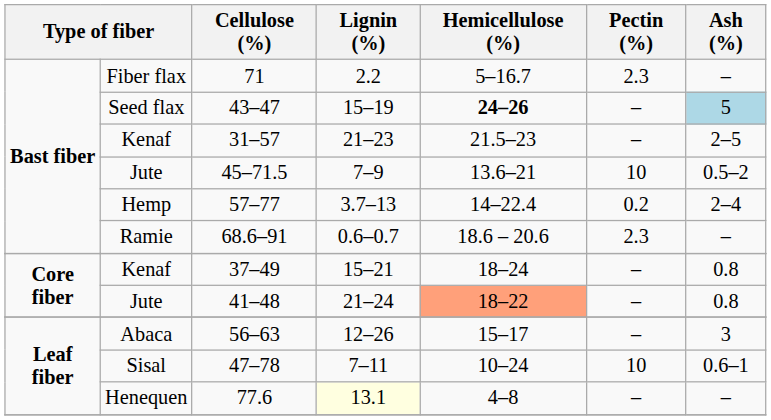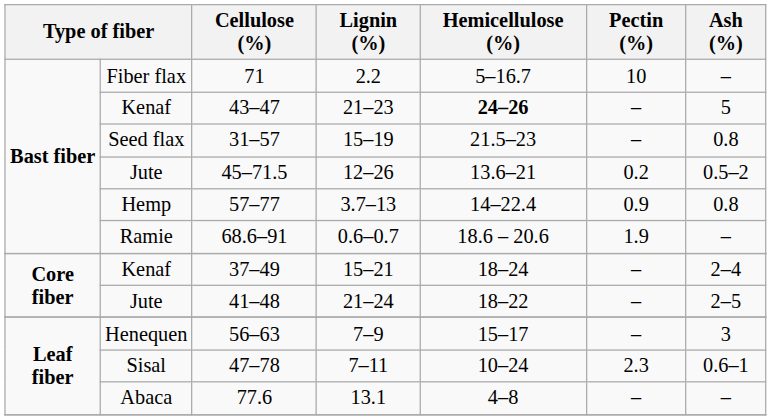(636, 75) 2.3 -> (636, 75) 10
(146, 107) Seed flax -> (146, 107) Kenaf
(368, 107) 15–19 -> (368, 107) 21–23
(726, 107) lightblue background -> (726, 107) no background
(146, 140) Kenaf -> (146, 140) Seed flax
(368, 140) 21–23 -> (368, 140) 15–19
(726, 140) 2–5 -> (726, 140) 0.8
(368, 172) 7–9 -> (368, 172) 12–26
(636, 172) 10 -> (636, 172) 0.2
(636, 204) 0.2 -> (636, 204) 0.9
(726, 204) 2–4 -> (726, 204) 0.8
(636, 236) 2.3 -> (636, 236) 1.9
(726, 269) 0.8 -> (726, 269) 2–4
(503, 301) lightsalmon background -> (503, 301) no background
(726, 301) 0.8 -> (726, 301) 2–5
(146, 333) Abaca -> (146, 333) Henequen
(368, 333) 12–26 -> (368, 333) 7–9
(636, 365) 10 -> (636, 365) 2.3
(146, 397) Henequen -> (146, 397) Abaca
(368, 397) lightyellow background -> (368, 397) no background
